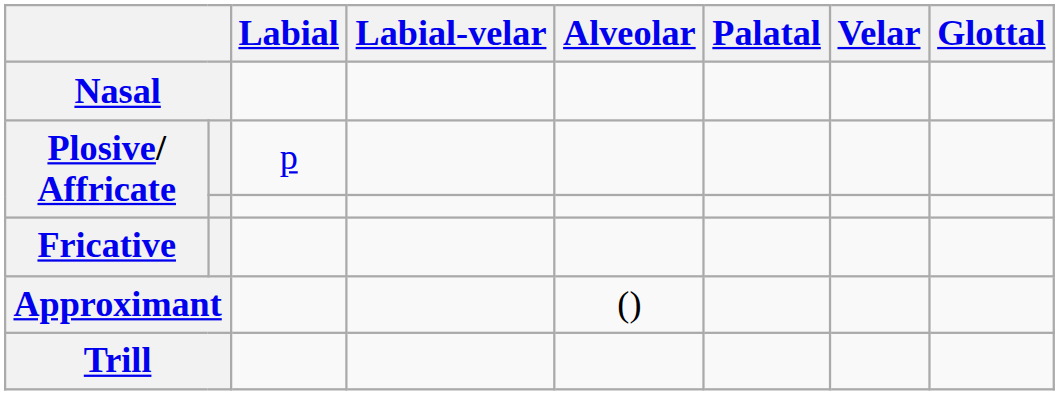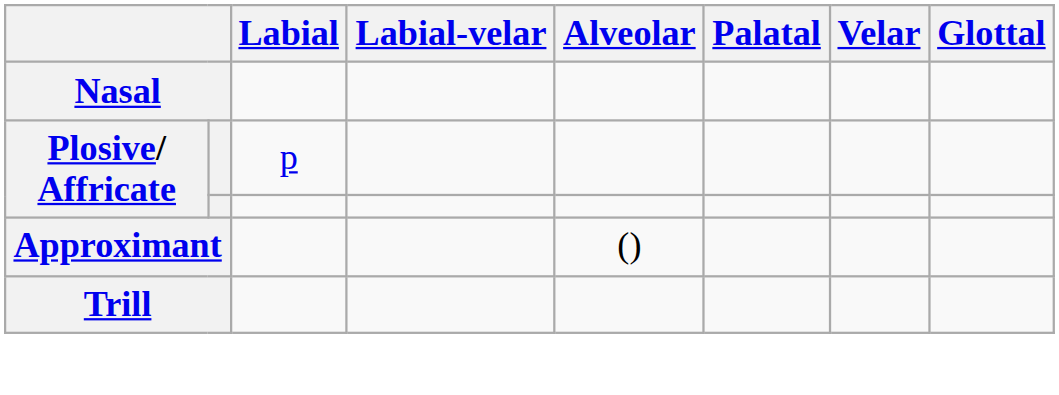- row: (107, 245)
